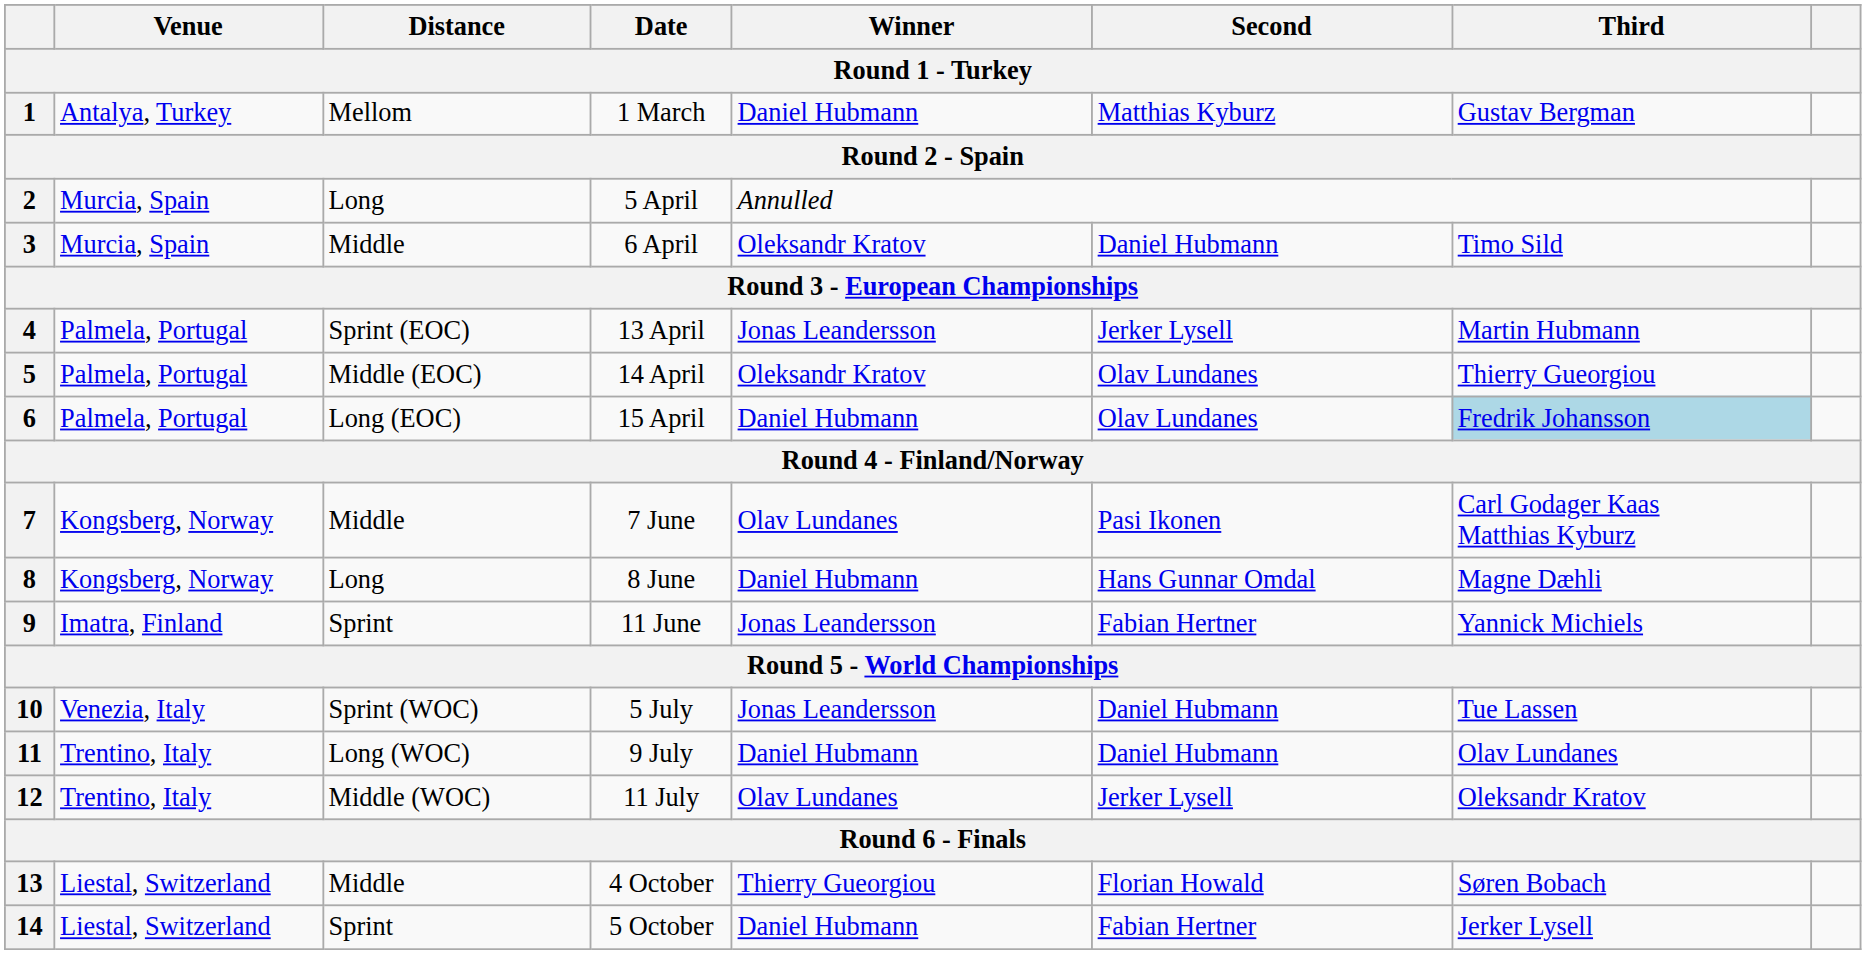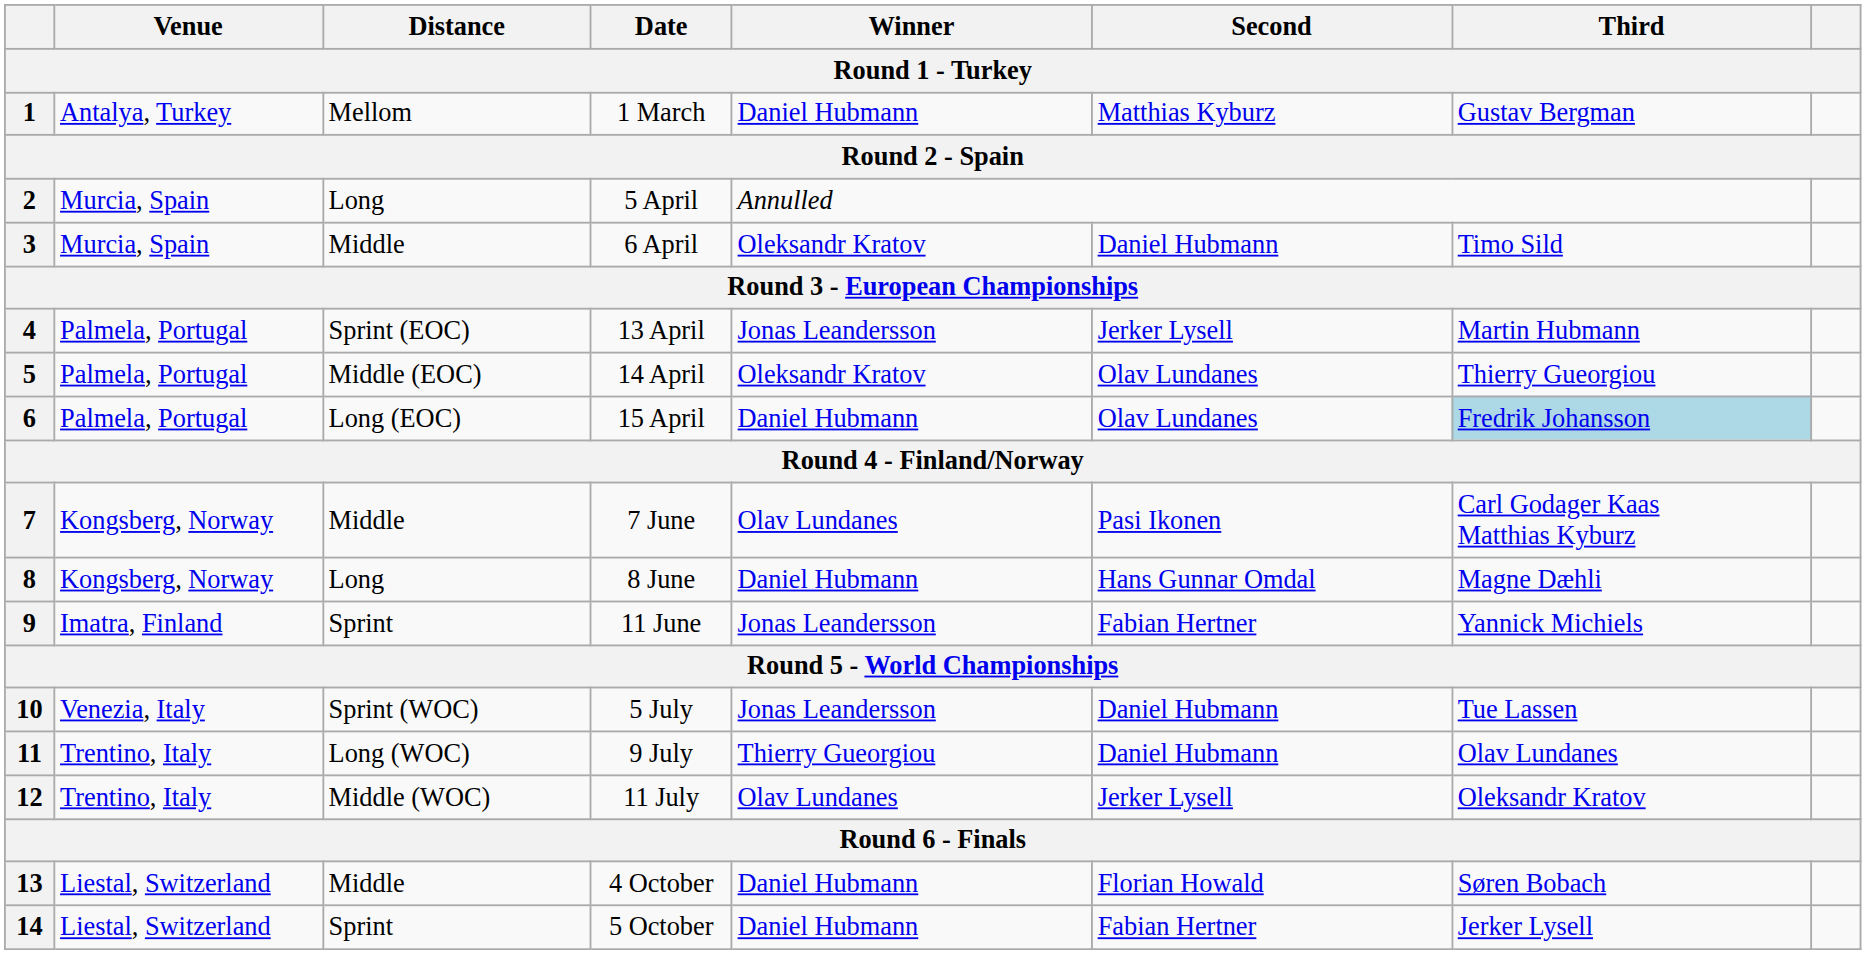(828, 753) Daniel Hubmann -> (836, 753) Thierry Gueorgiou
(836, 883) Thierry Gueorgiou -> (828, 883) Daniel Hubmann
